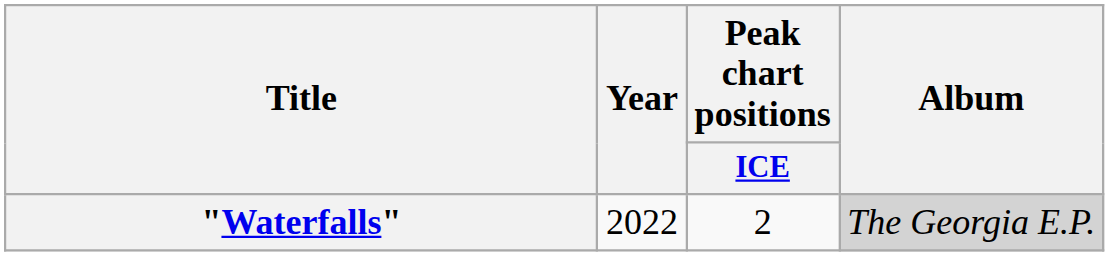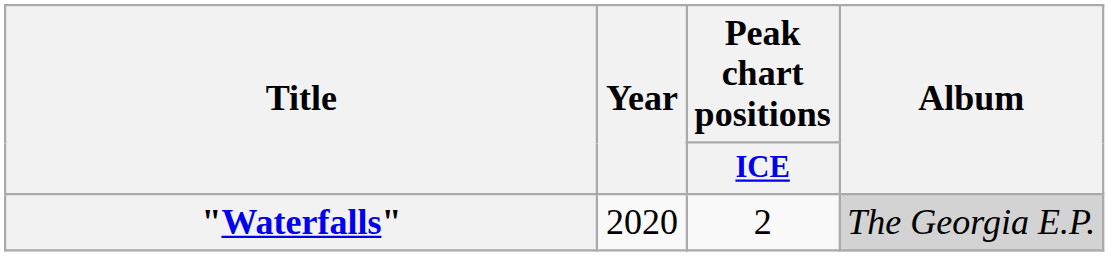(642, 221) 2022 -> (642, 221) 2020
